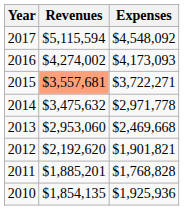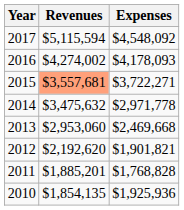(144, 60) $4,173,093 -> (144, 60) $4,178,093
